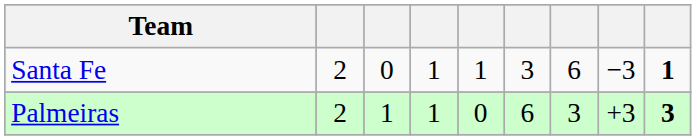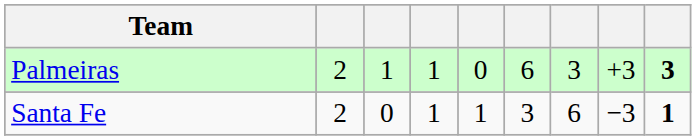rows swapped: (65, 112) <-> (59, 69)
